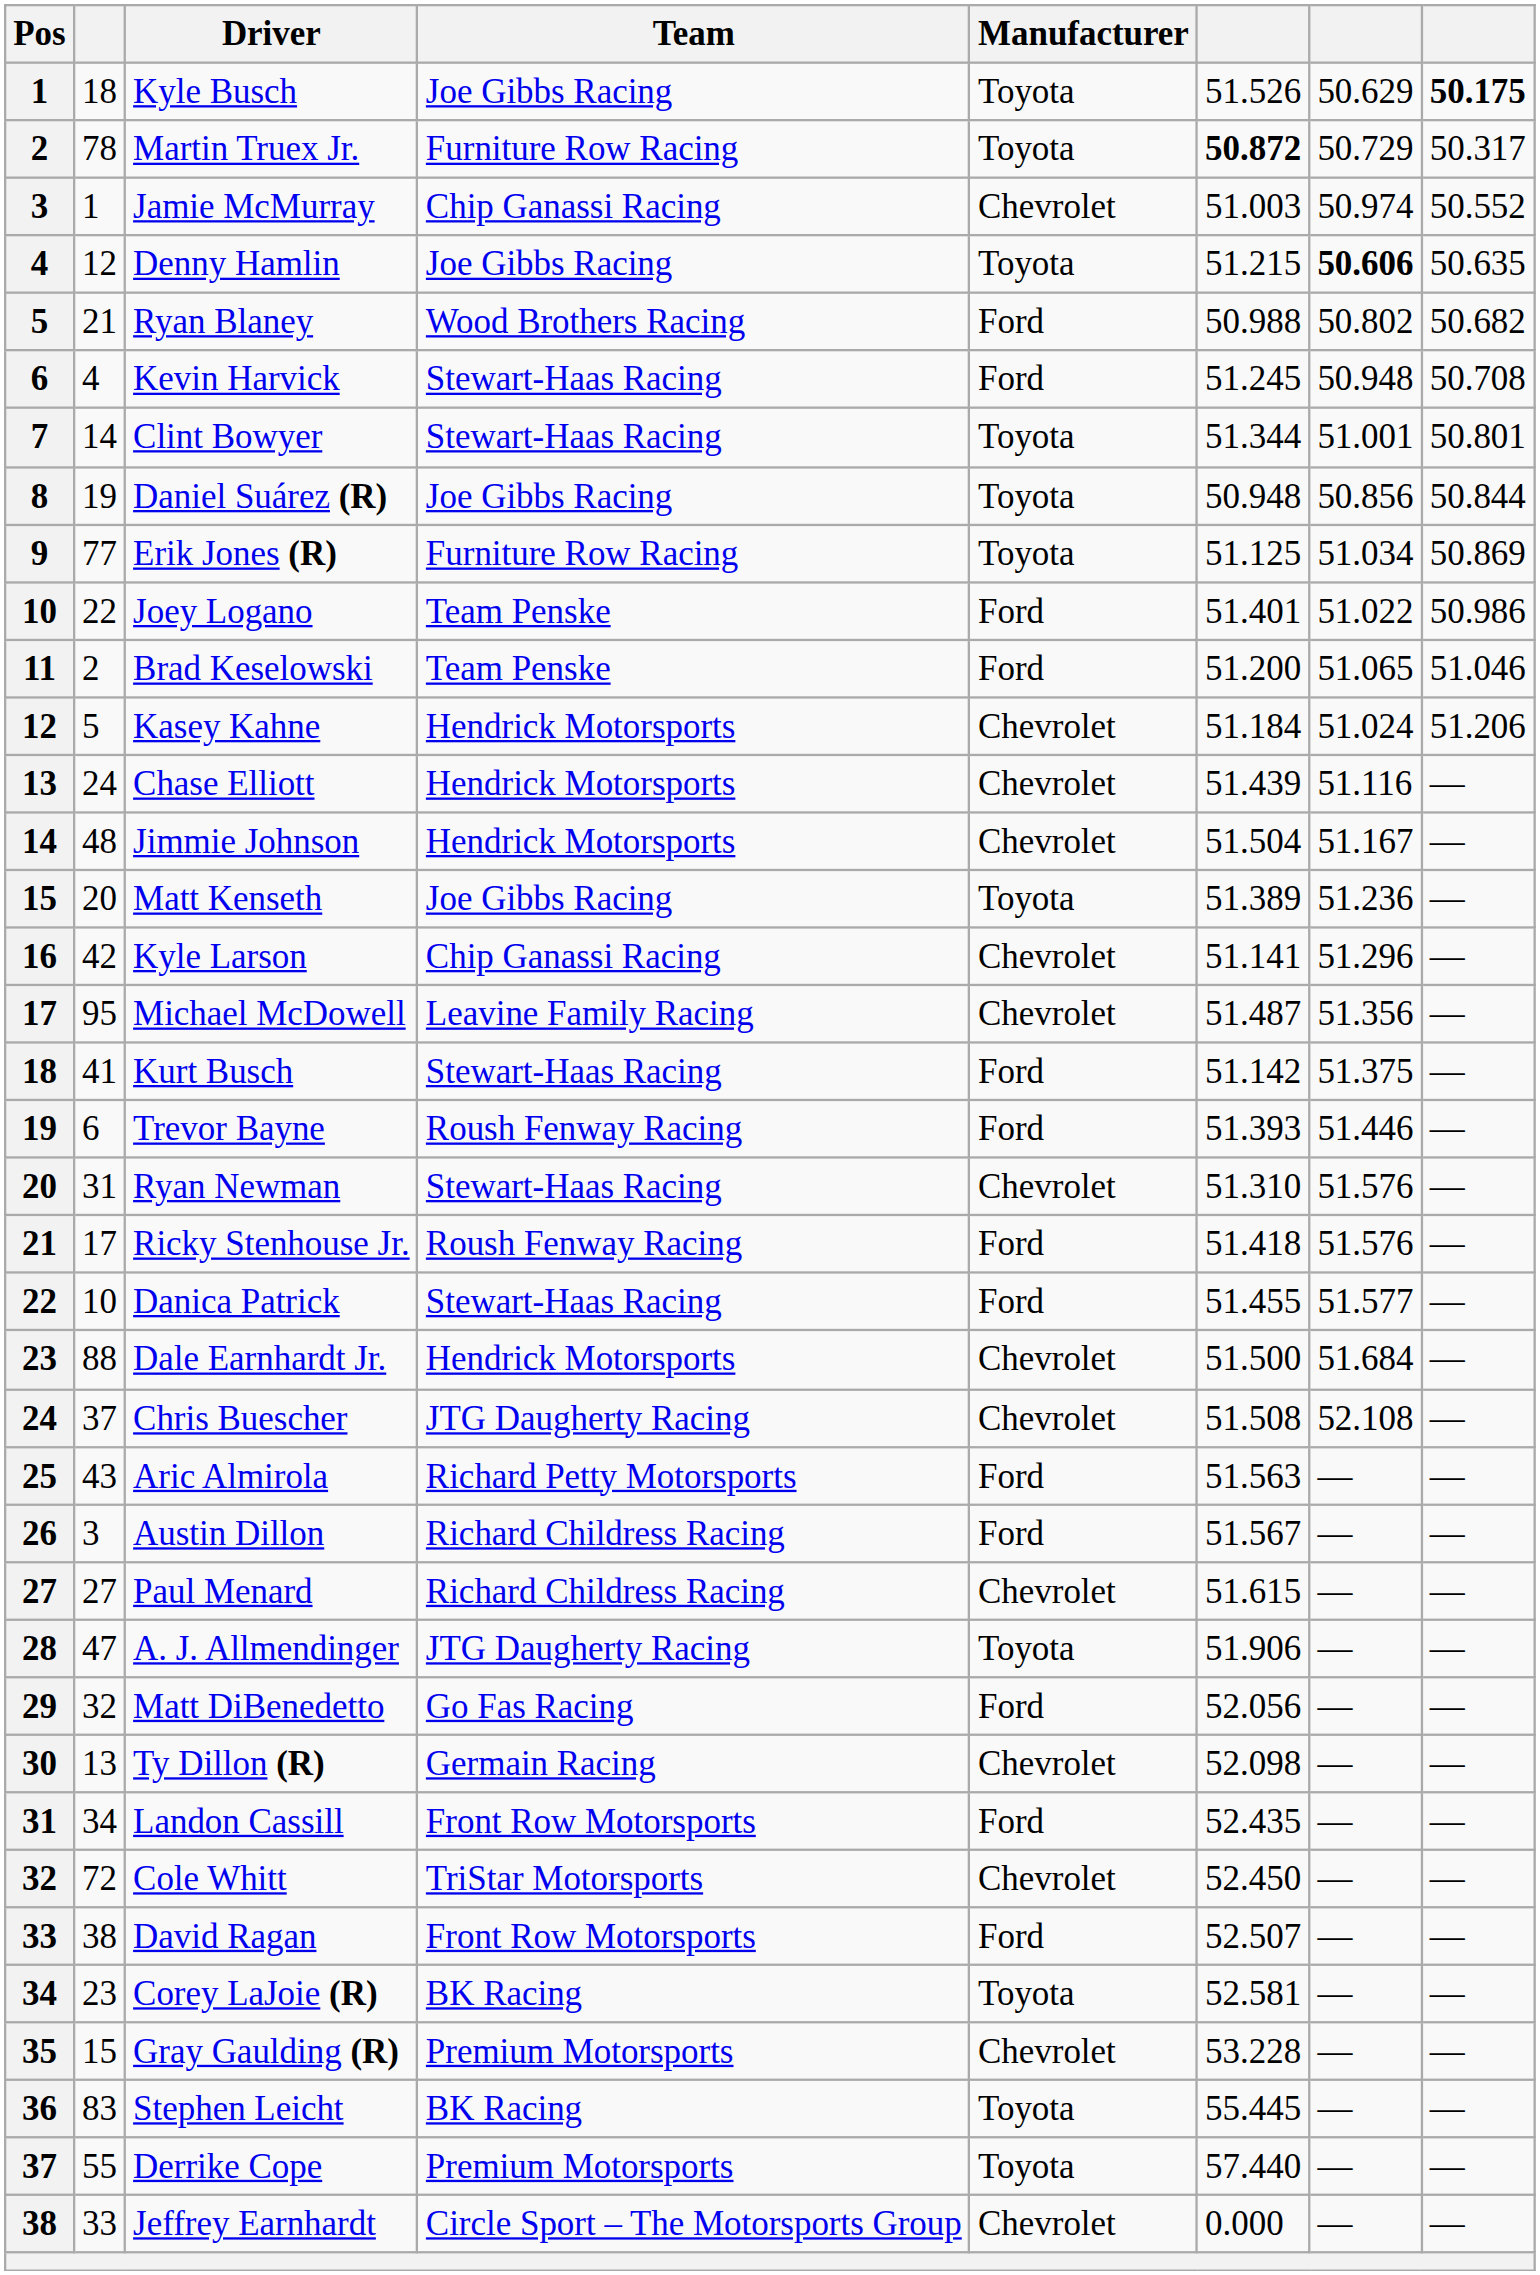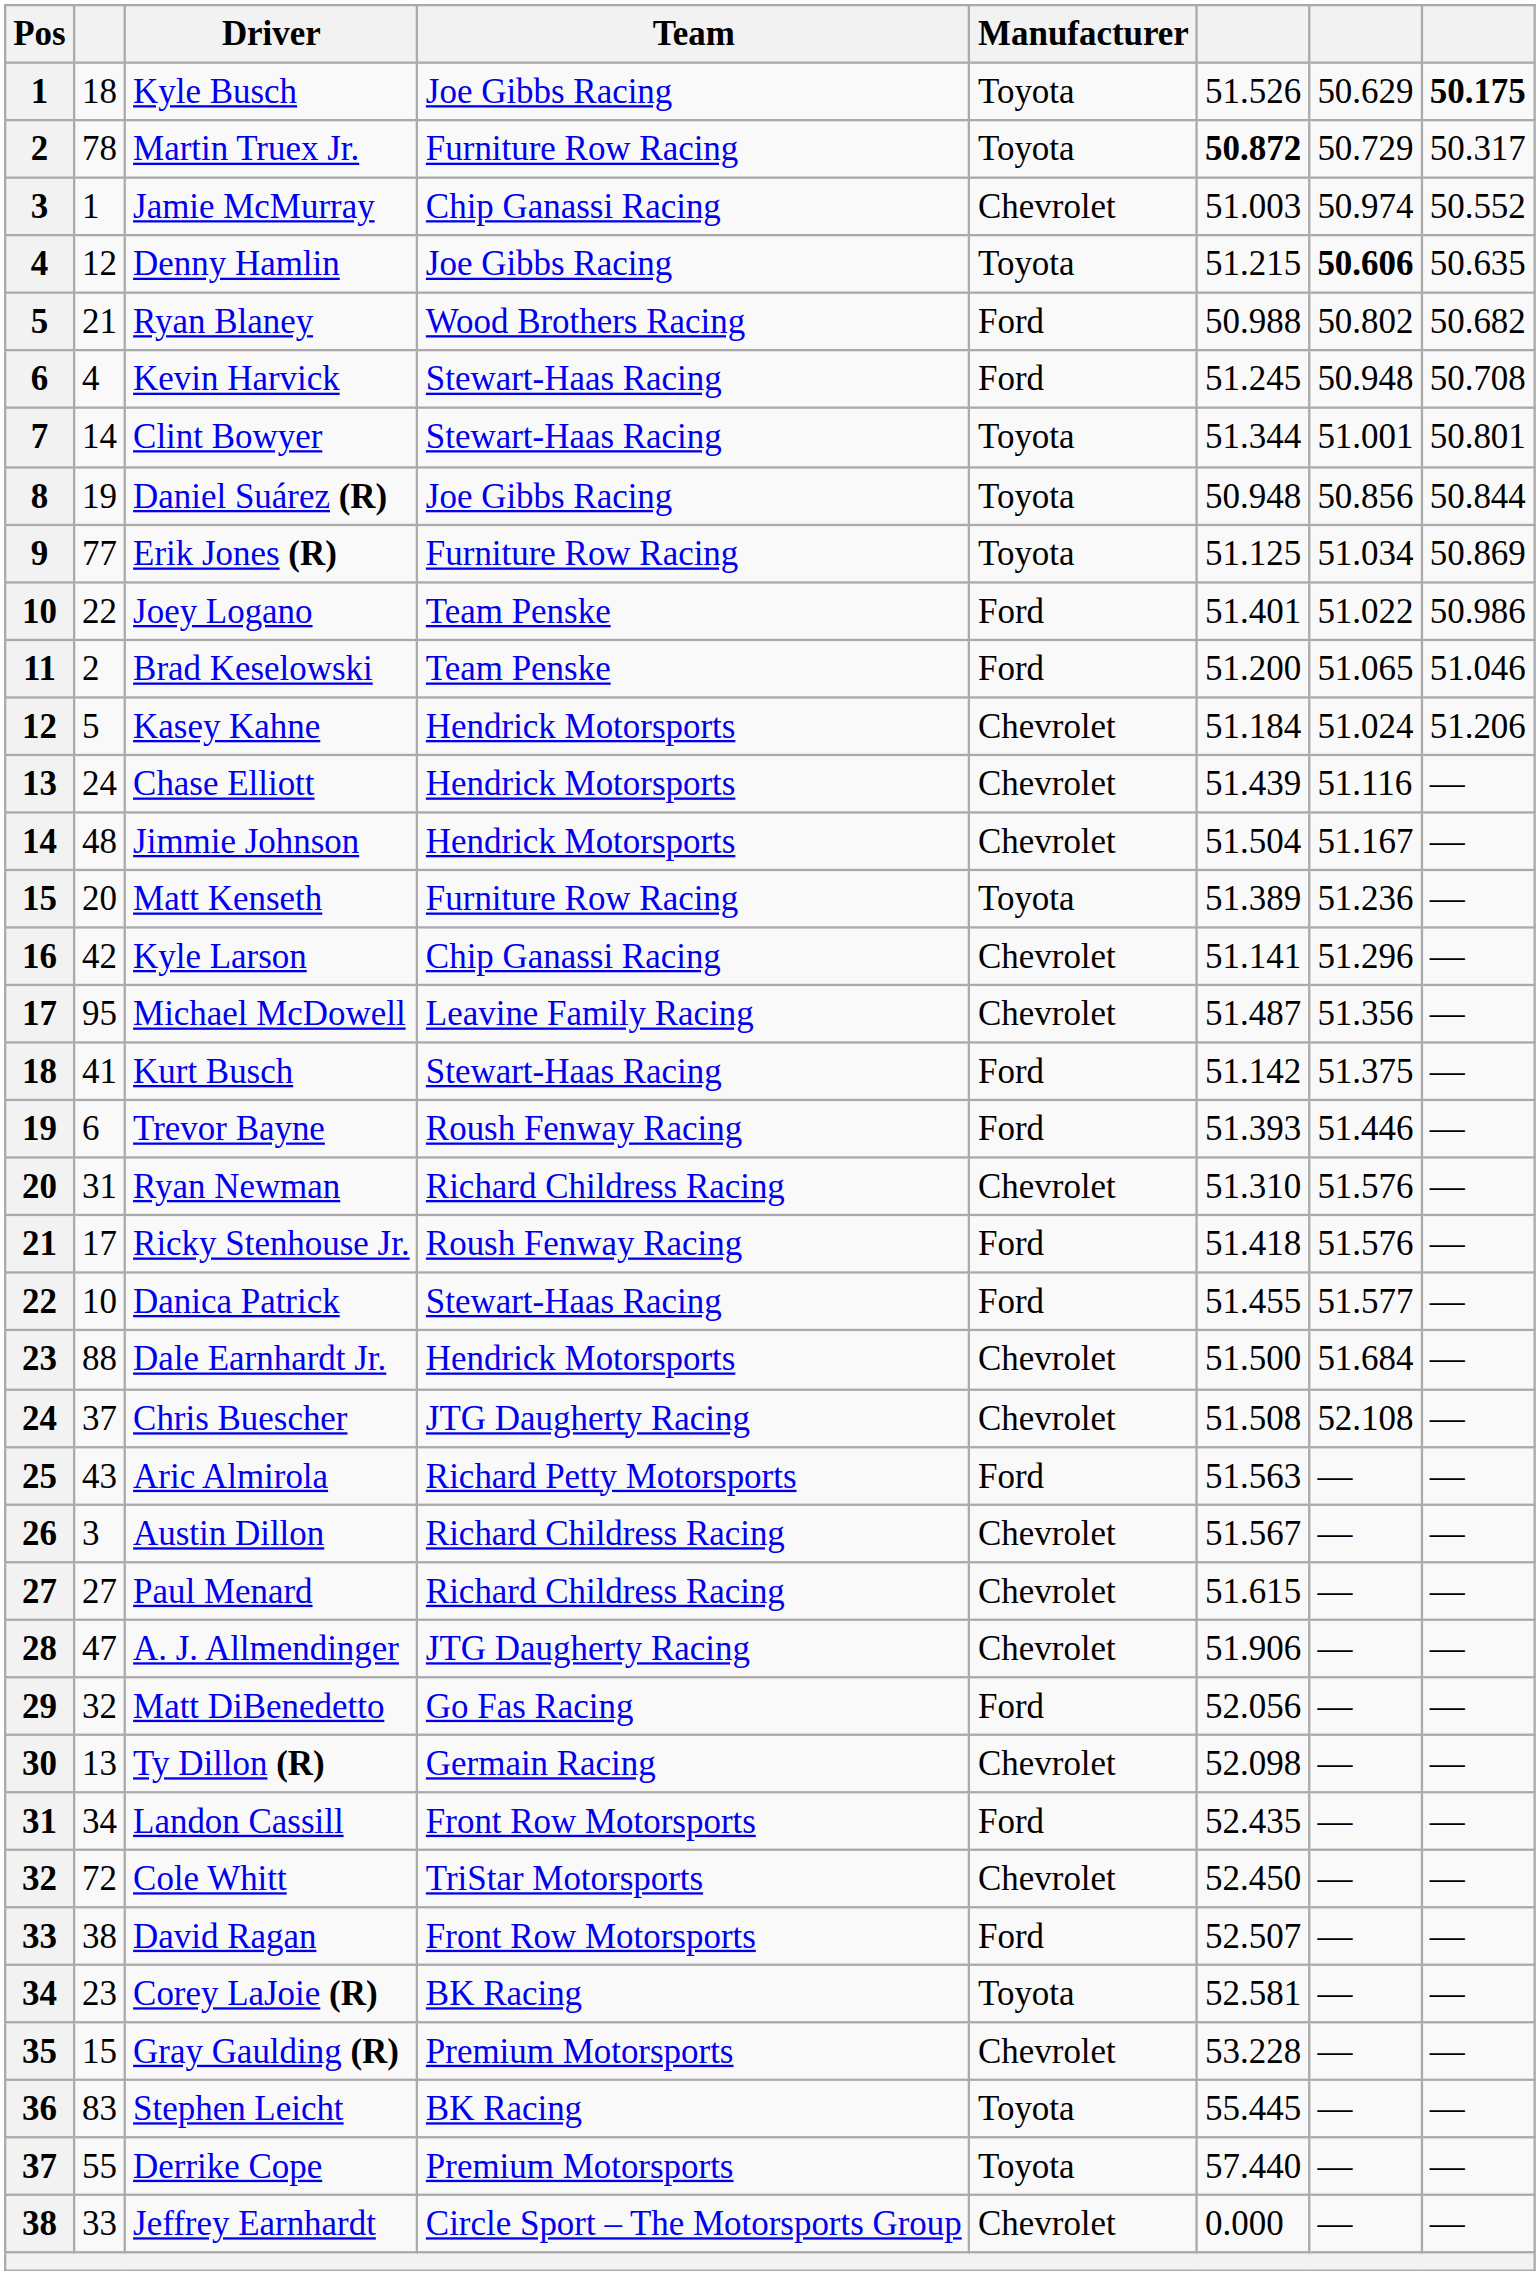(549, 898) Joe Gibbs Racing -> (582, 898) Furniture Row Racing
(574, 1186) Stewart-Haas Racing -> (605, 1186) Richard Childress Racing
(1011, 1532) Ford -> (1047, 1532) Chevrolet
(1026, 1647) Toyota -> (1047, 1647) Chevrolet
